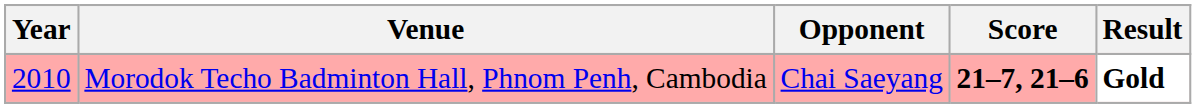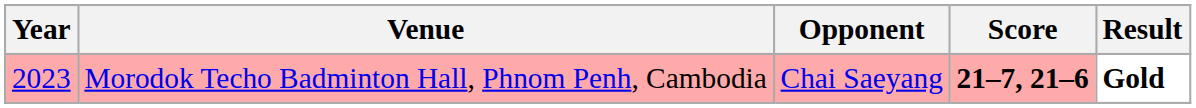(41, 77) 2010 -> (41, 77) 2023
